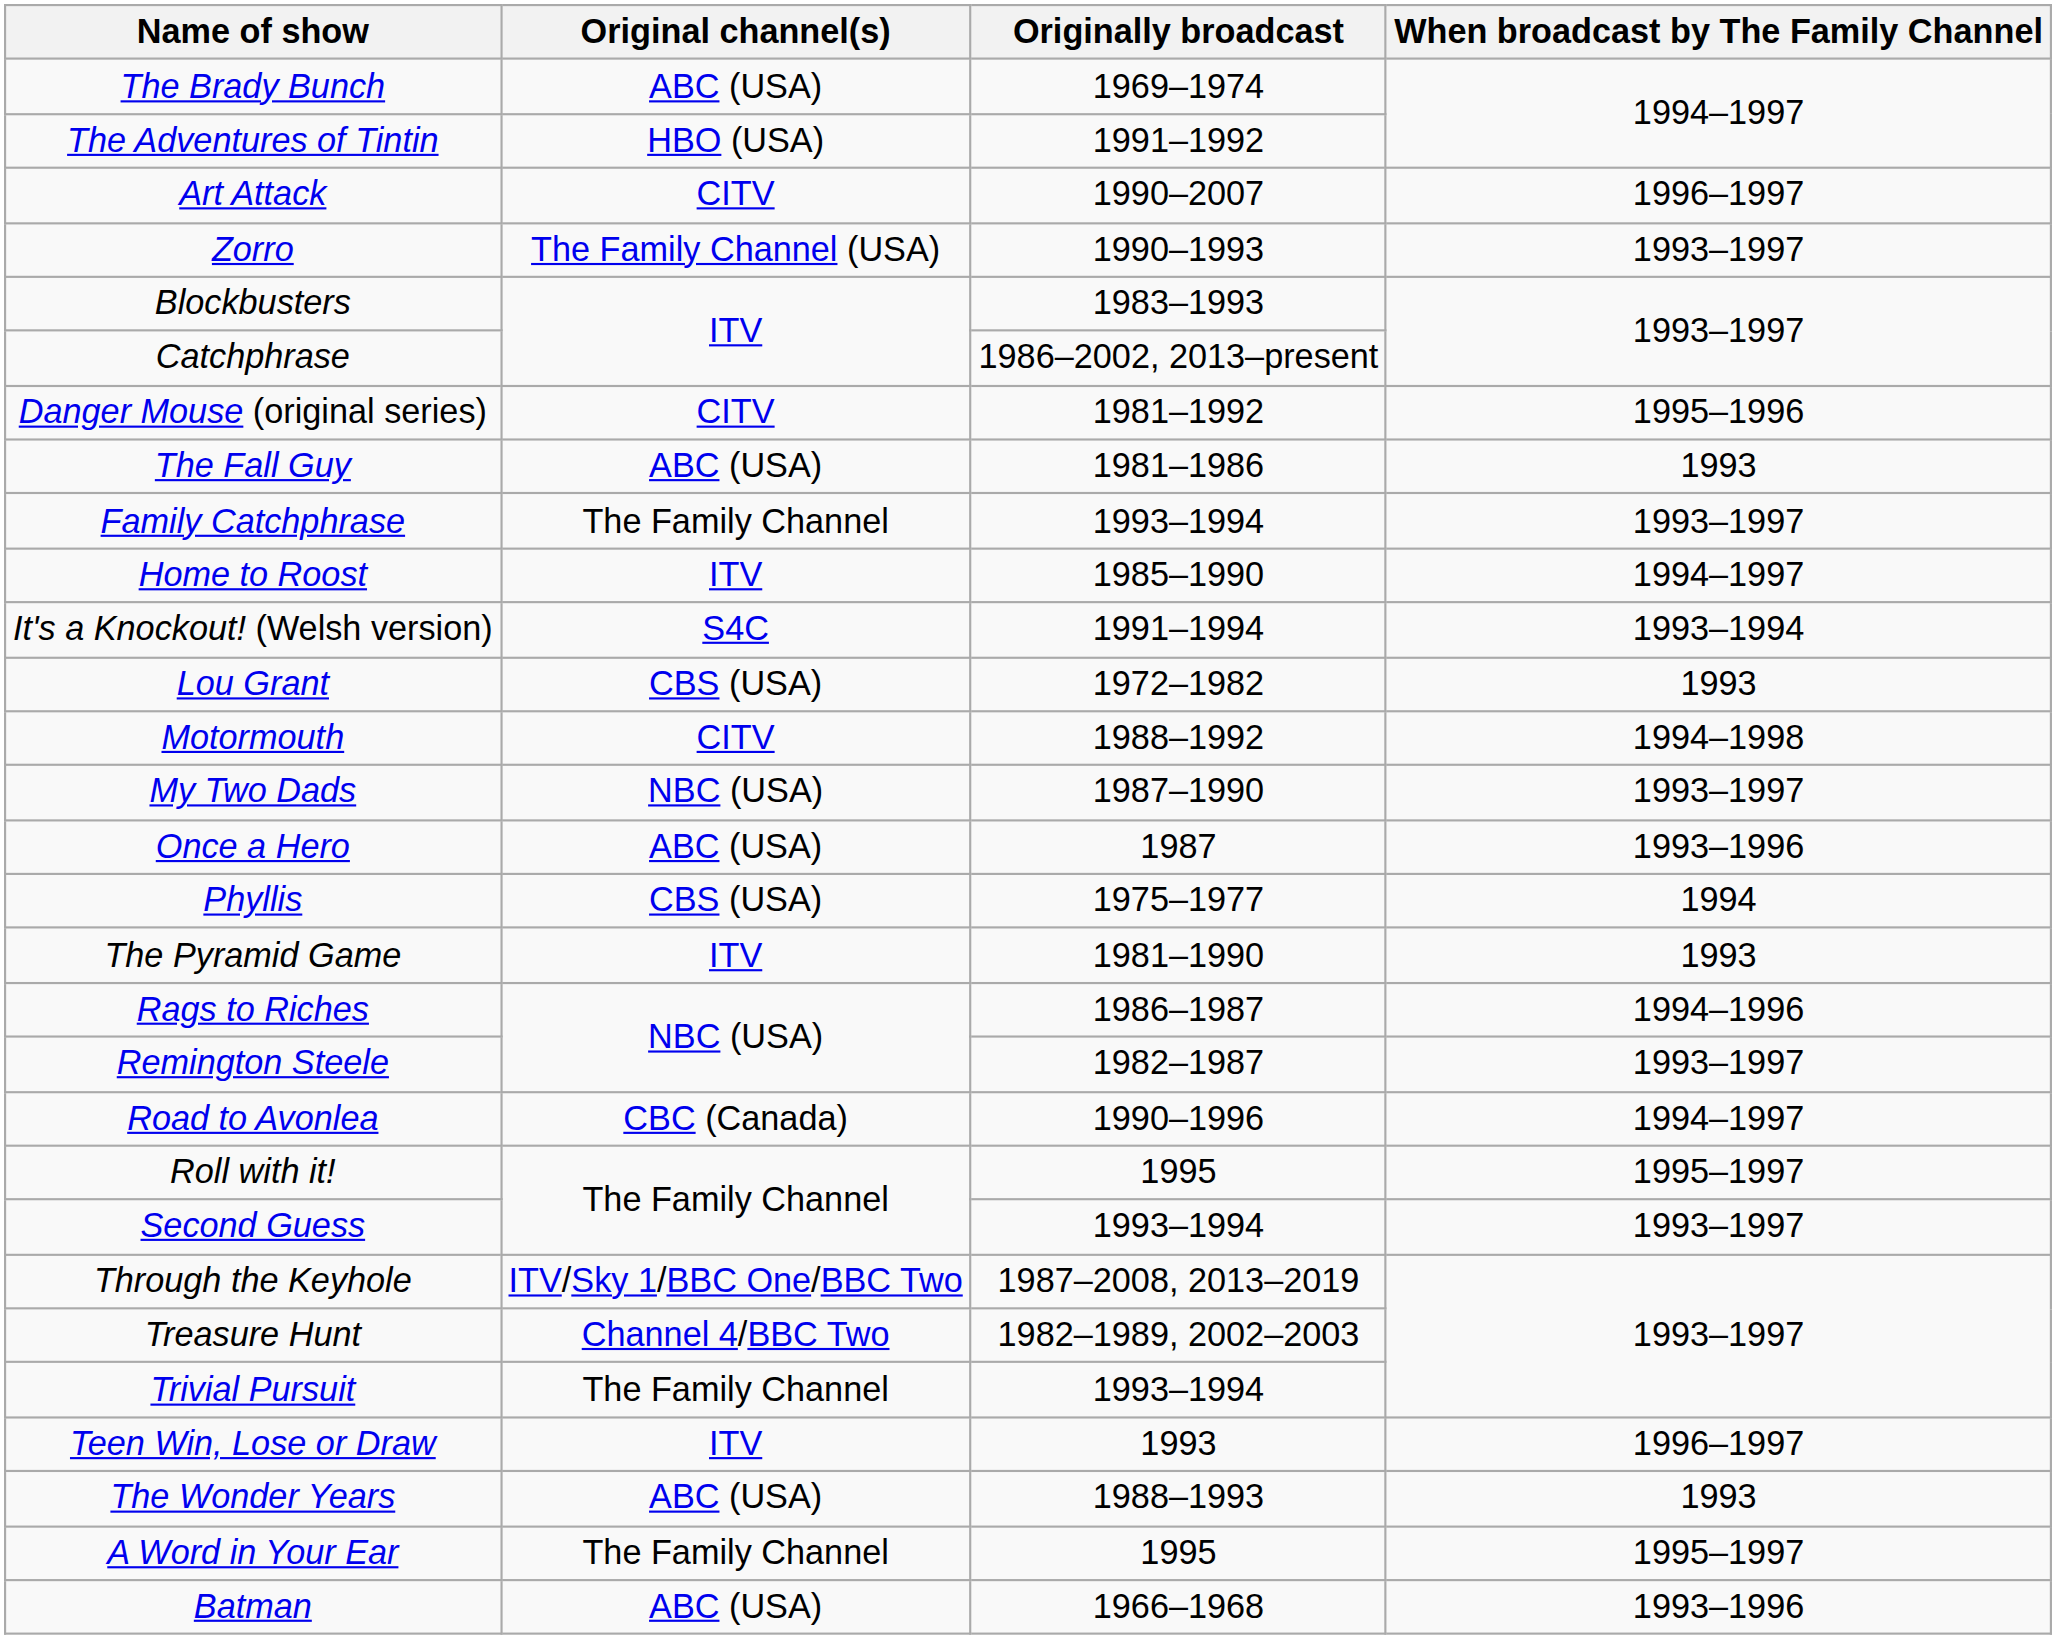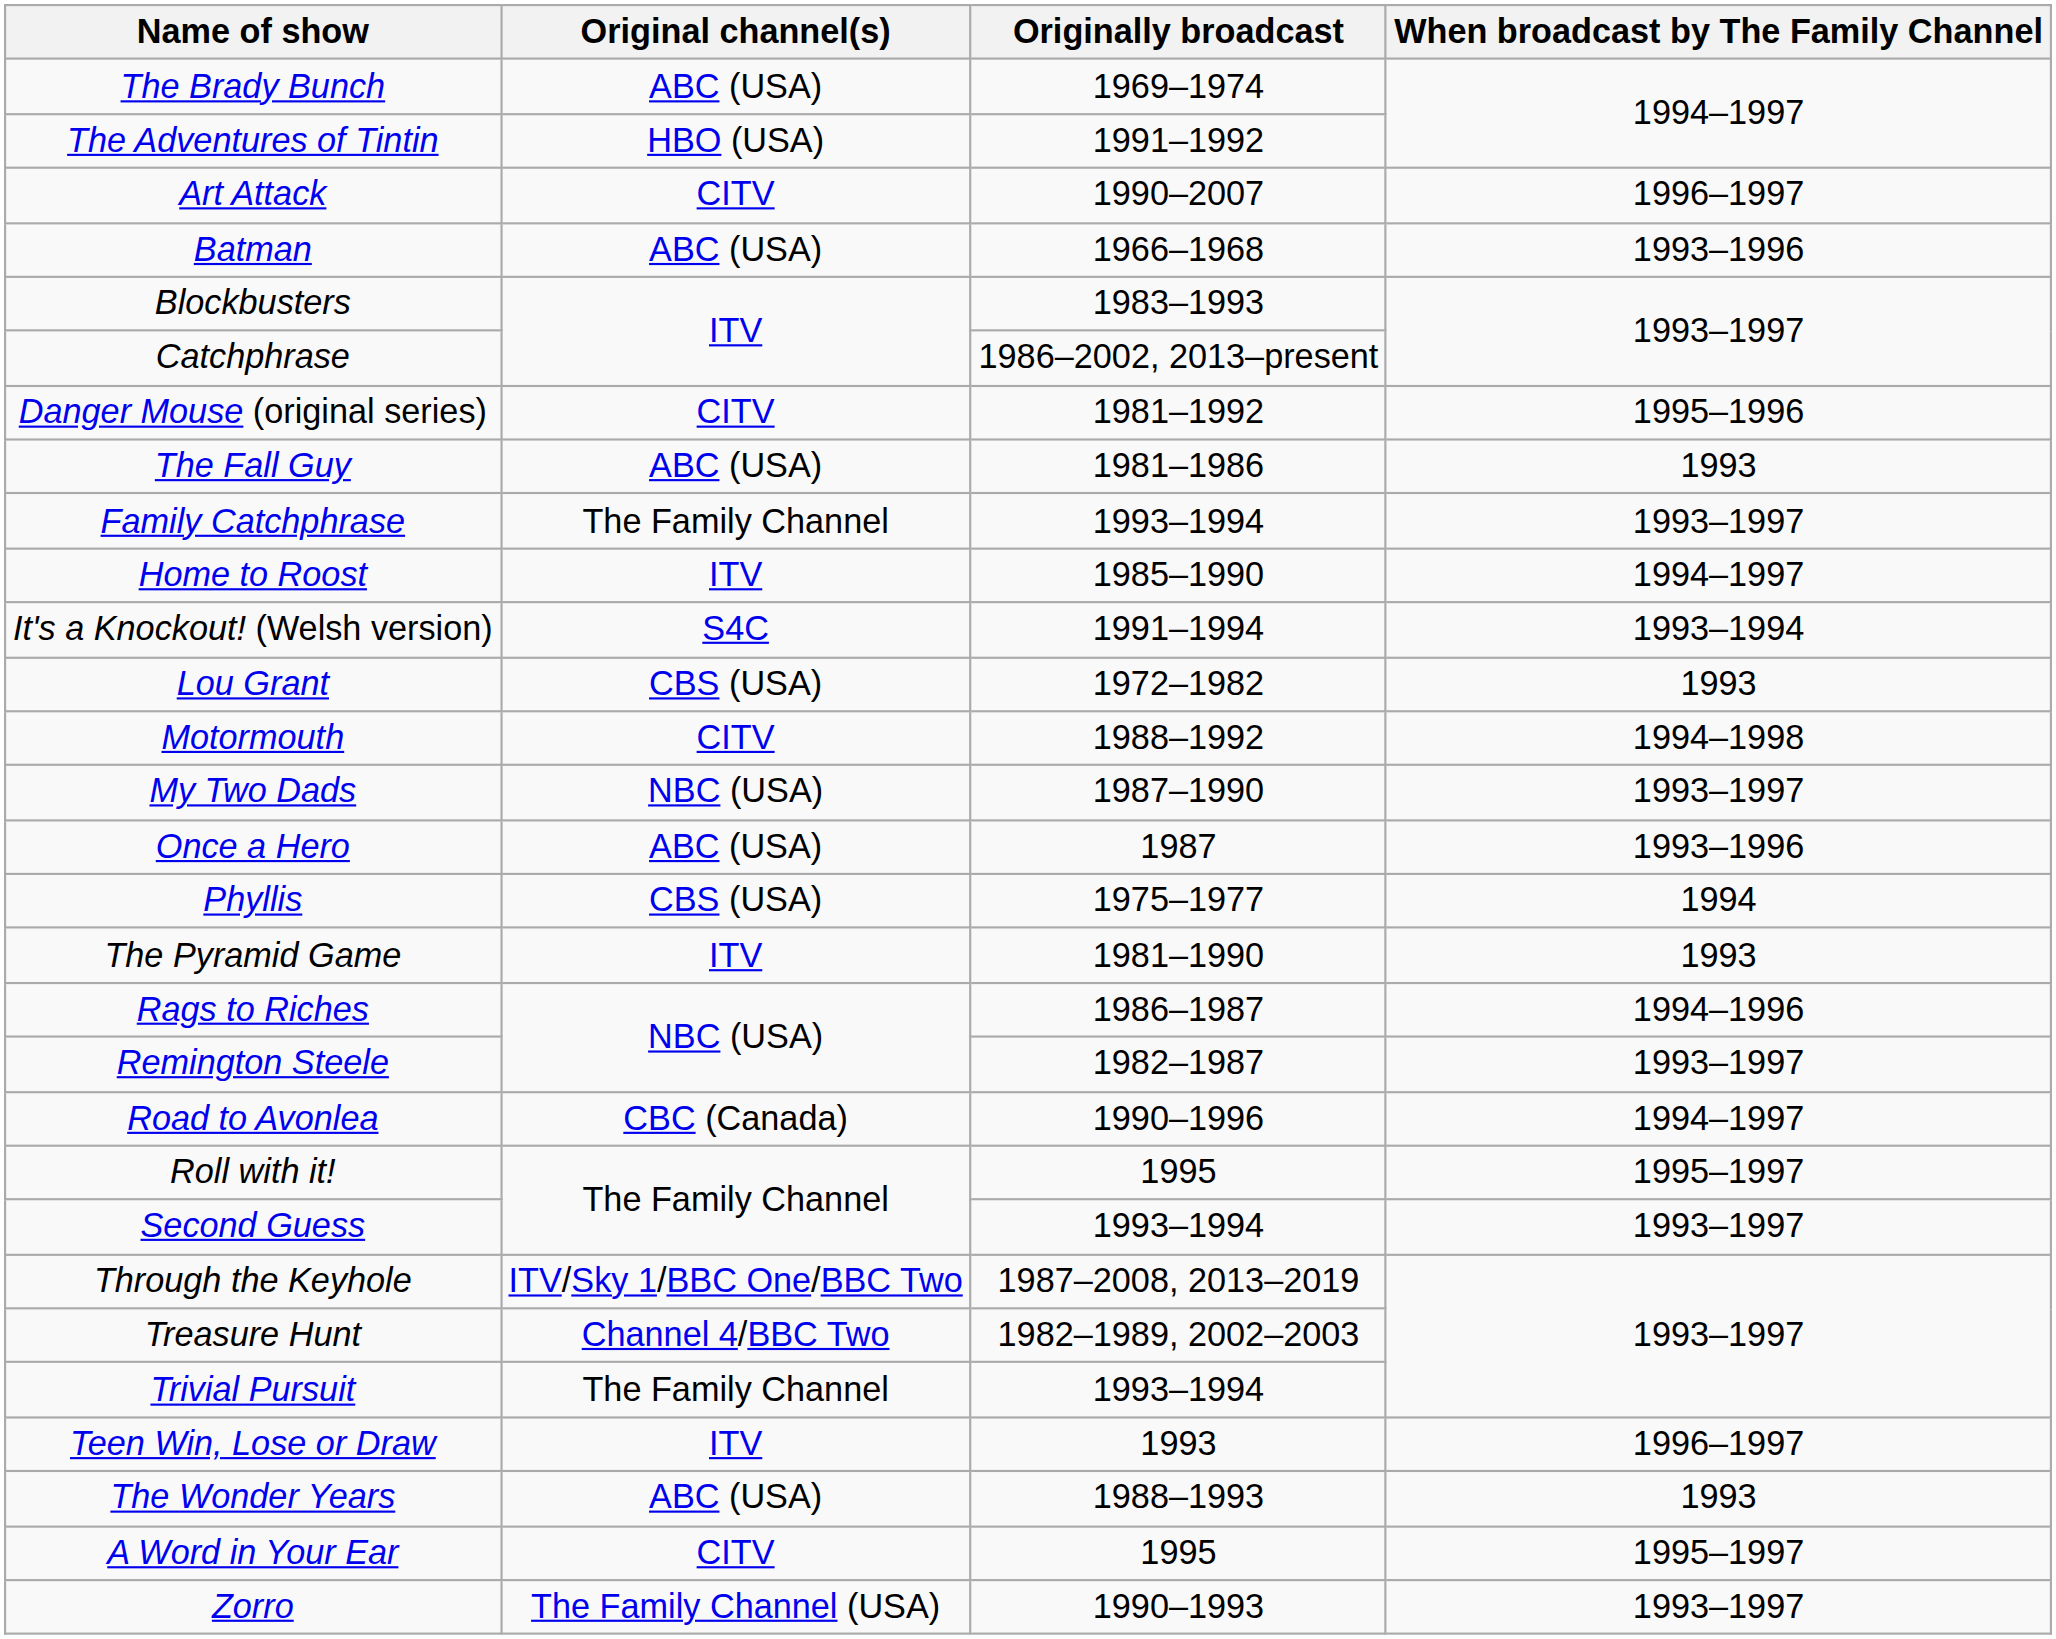rows swapped: (253, 1606) <-> (253, 248)
(736, 1552) The Family Channel -> (736, 1552) CITV
